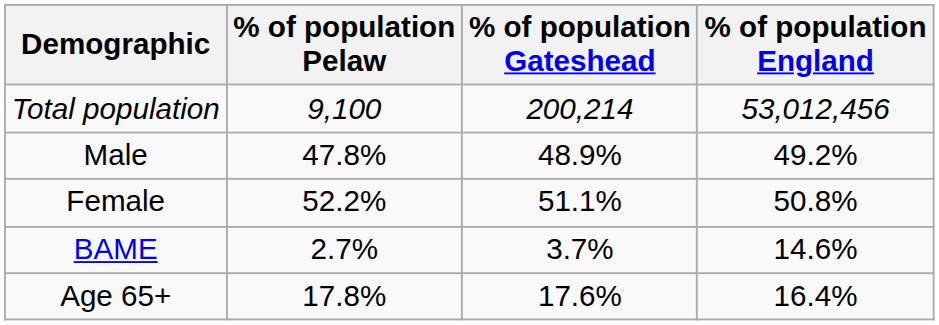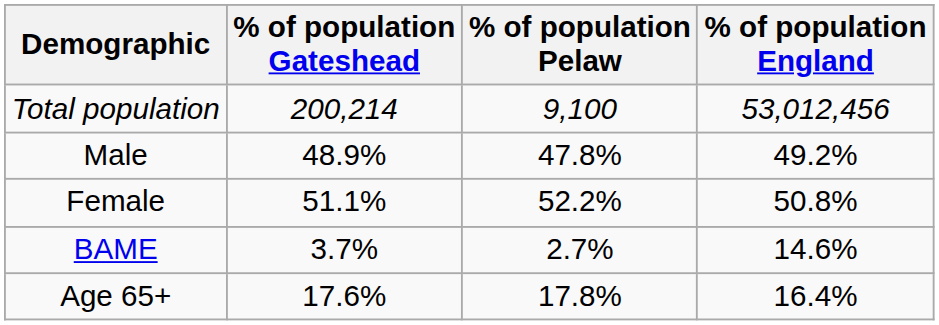columns swapped: (344, 44) <-> (580, 44)
